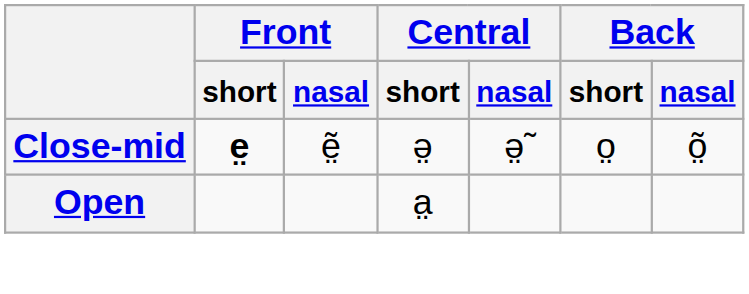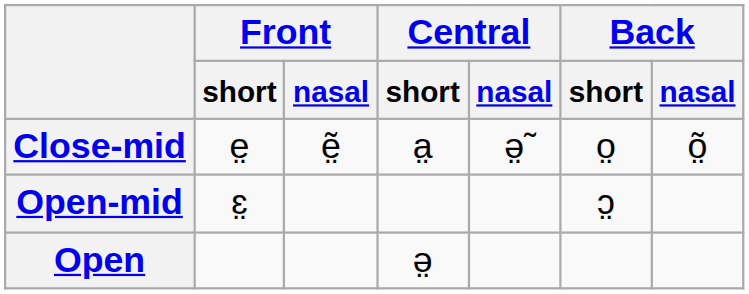(239, 145) bold -> (239, 145) normal
(423, 145) ə̤ -> (423, 145) a̤
+ row: (100, 202)
(423, 202) a̤ -> (423, 259) ə̤
